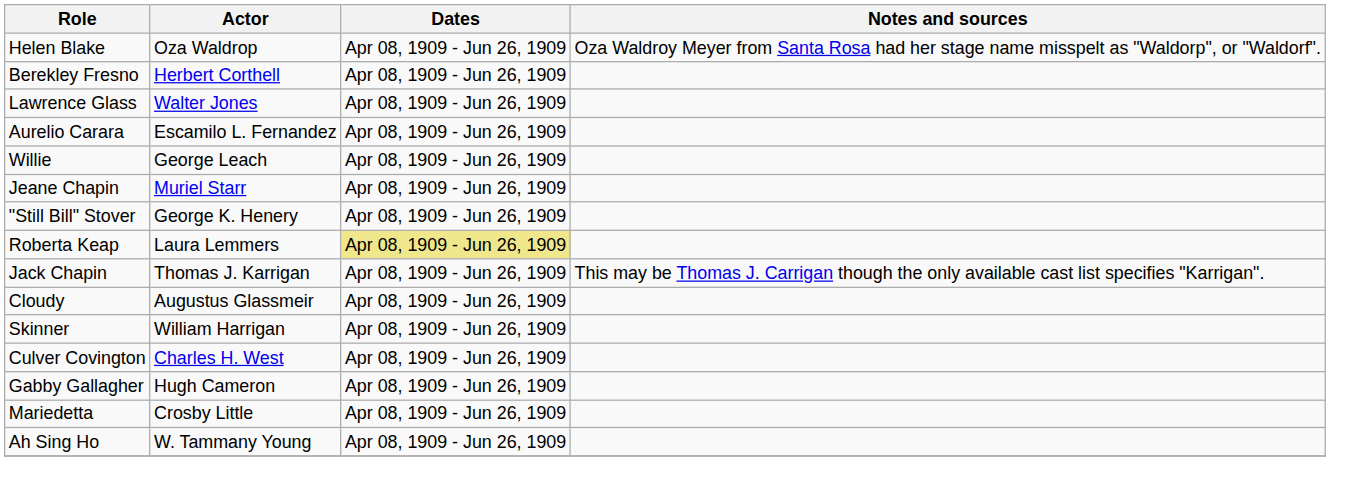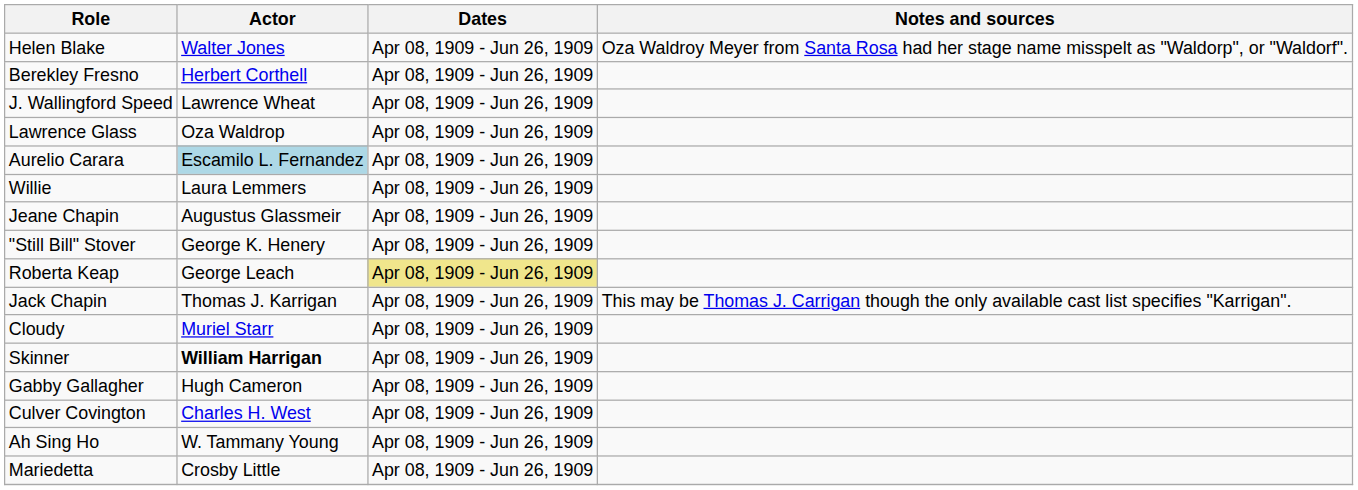(206, 47) Oza Waldrop -> (233, 47) Walter Jones
+ row: (91, 104)
(206, 104) Walter Jones -> (233, 132) Oza Waldrop
(245, 132) no background -> (272, 160) lightblue background
(211, 160) George Leach -> (244, 188) Laura Lemmers
(200, 188) Muriel Starr -> (261, 217) Augustus Glassmeir
(217, 245) Laura Lemmers -> (238, 273) George Leach
(234, 301) Augustus Glassmeir -> (227, 329) Muriel Starr
(220, 329) normal -> (251, 358) bold
rows swapped: (76, 386) <-> (77, 358)
rows swapped: (51, 414) <-> (54, 442)
